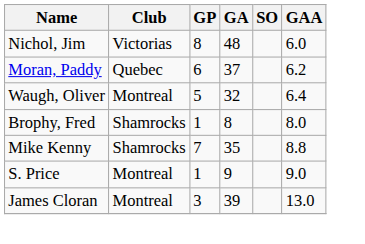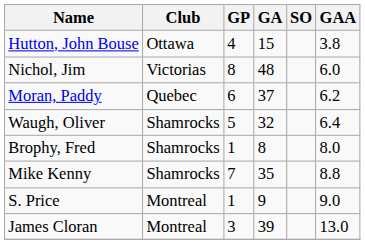+ row: (74, 43)
(143, 95) Montreal -> (183, 122) Shamrocks
